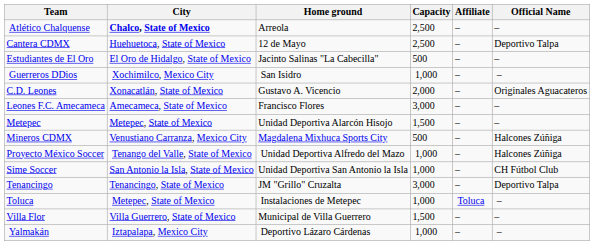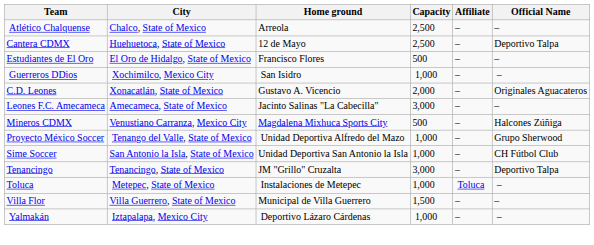(160, 28) bold -> (158, 28) normal
(318, 59) Jacinto Salinas "La Cabecilla" -> (291, 59) Francisco Flores
(291, 106) Francisco Flores -> (318, 106) Jacinto Salinas "La Cabecilla"
- row: (24, 122)
(528, 153) Halcones Zúñiga -> (528, 138) Grupo Sherwood
